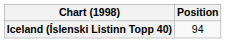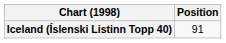(198, 29) 94 -> (198, 29) 91
